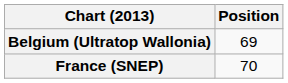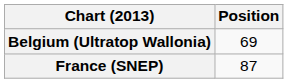(249, 66) 70 -> (249, 66) 87
